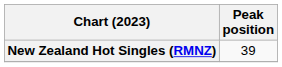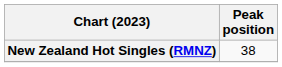(248, 51) 39 -> (248, 51) 38
